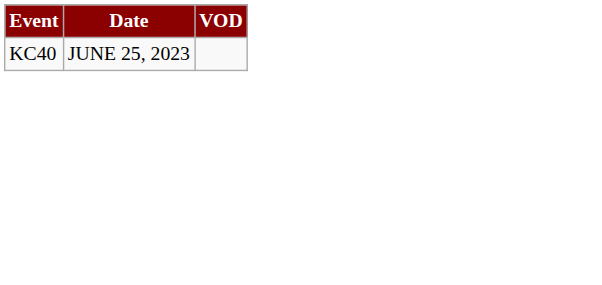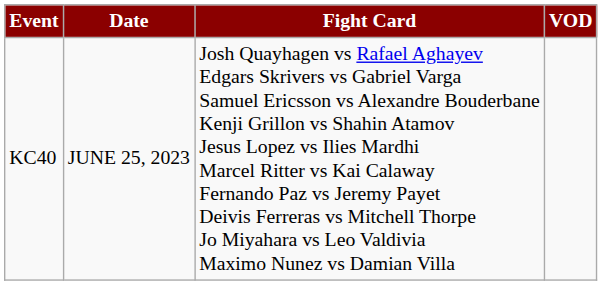+ column: (370, 21)
